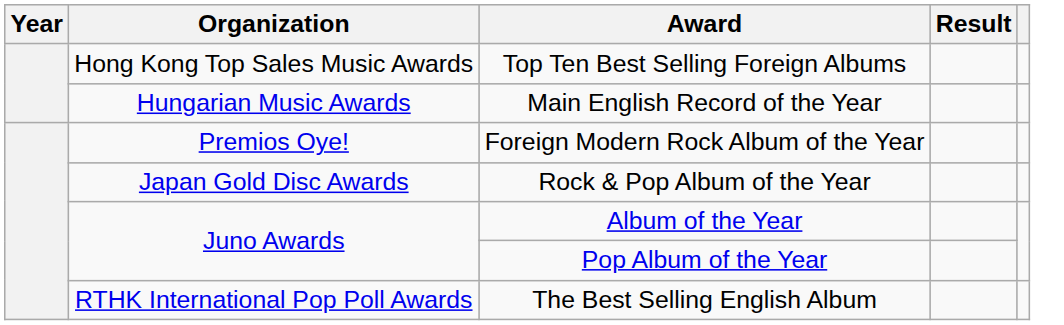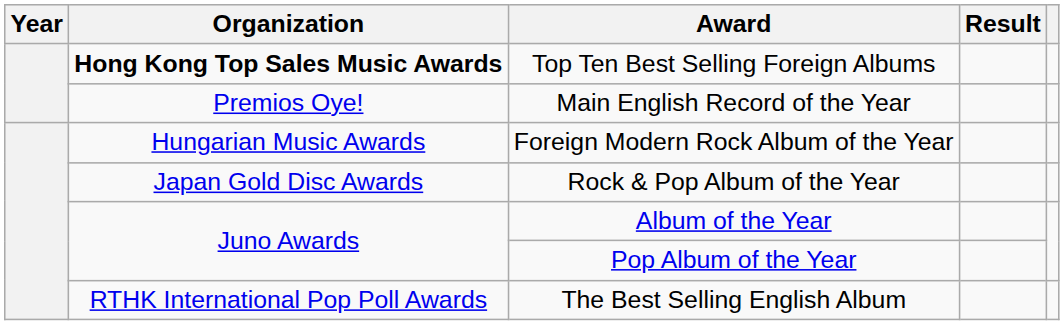(274, 63) normal -> (288, 63) bold
(274, 102) Hungarian Music Awards -> (288, 102) Premios Oye!
(274, 142) Premios Oye! -> (288, 142) Hungarian Music Awards
